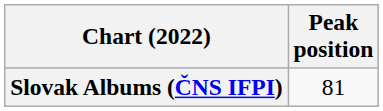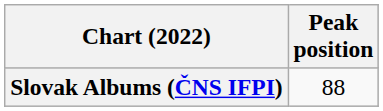(333, 86) 81 -> (333, 86) 88
